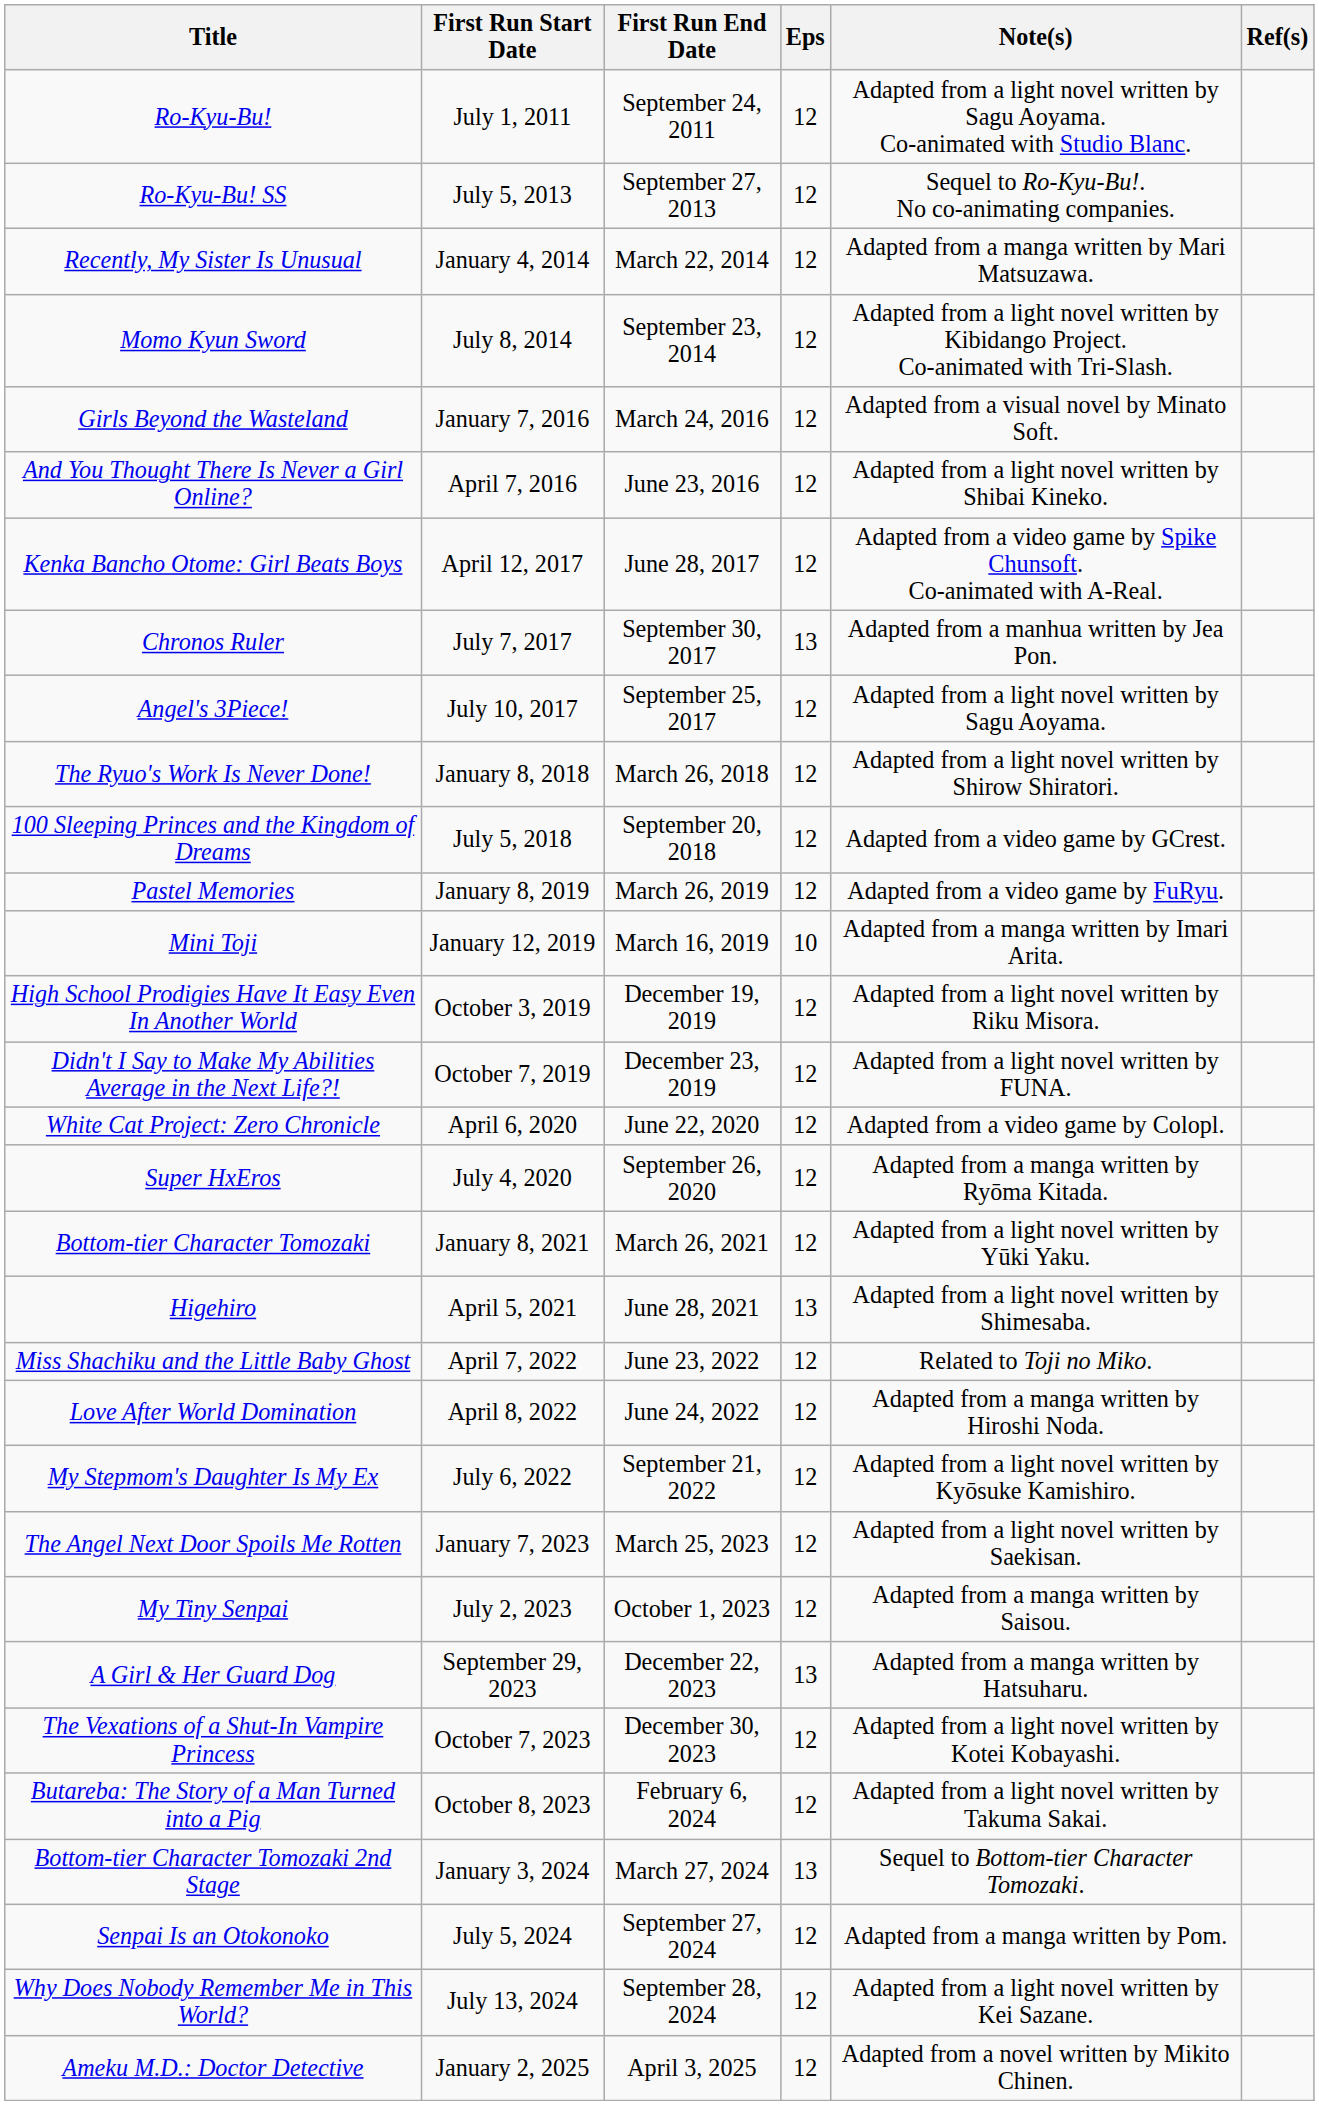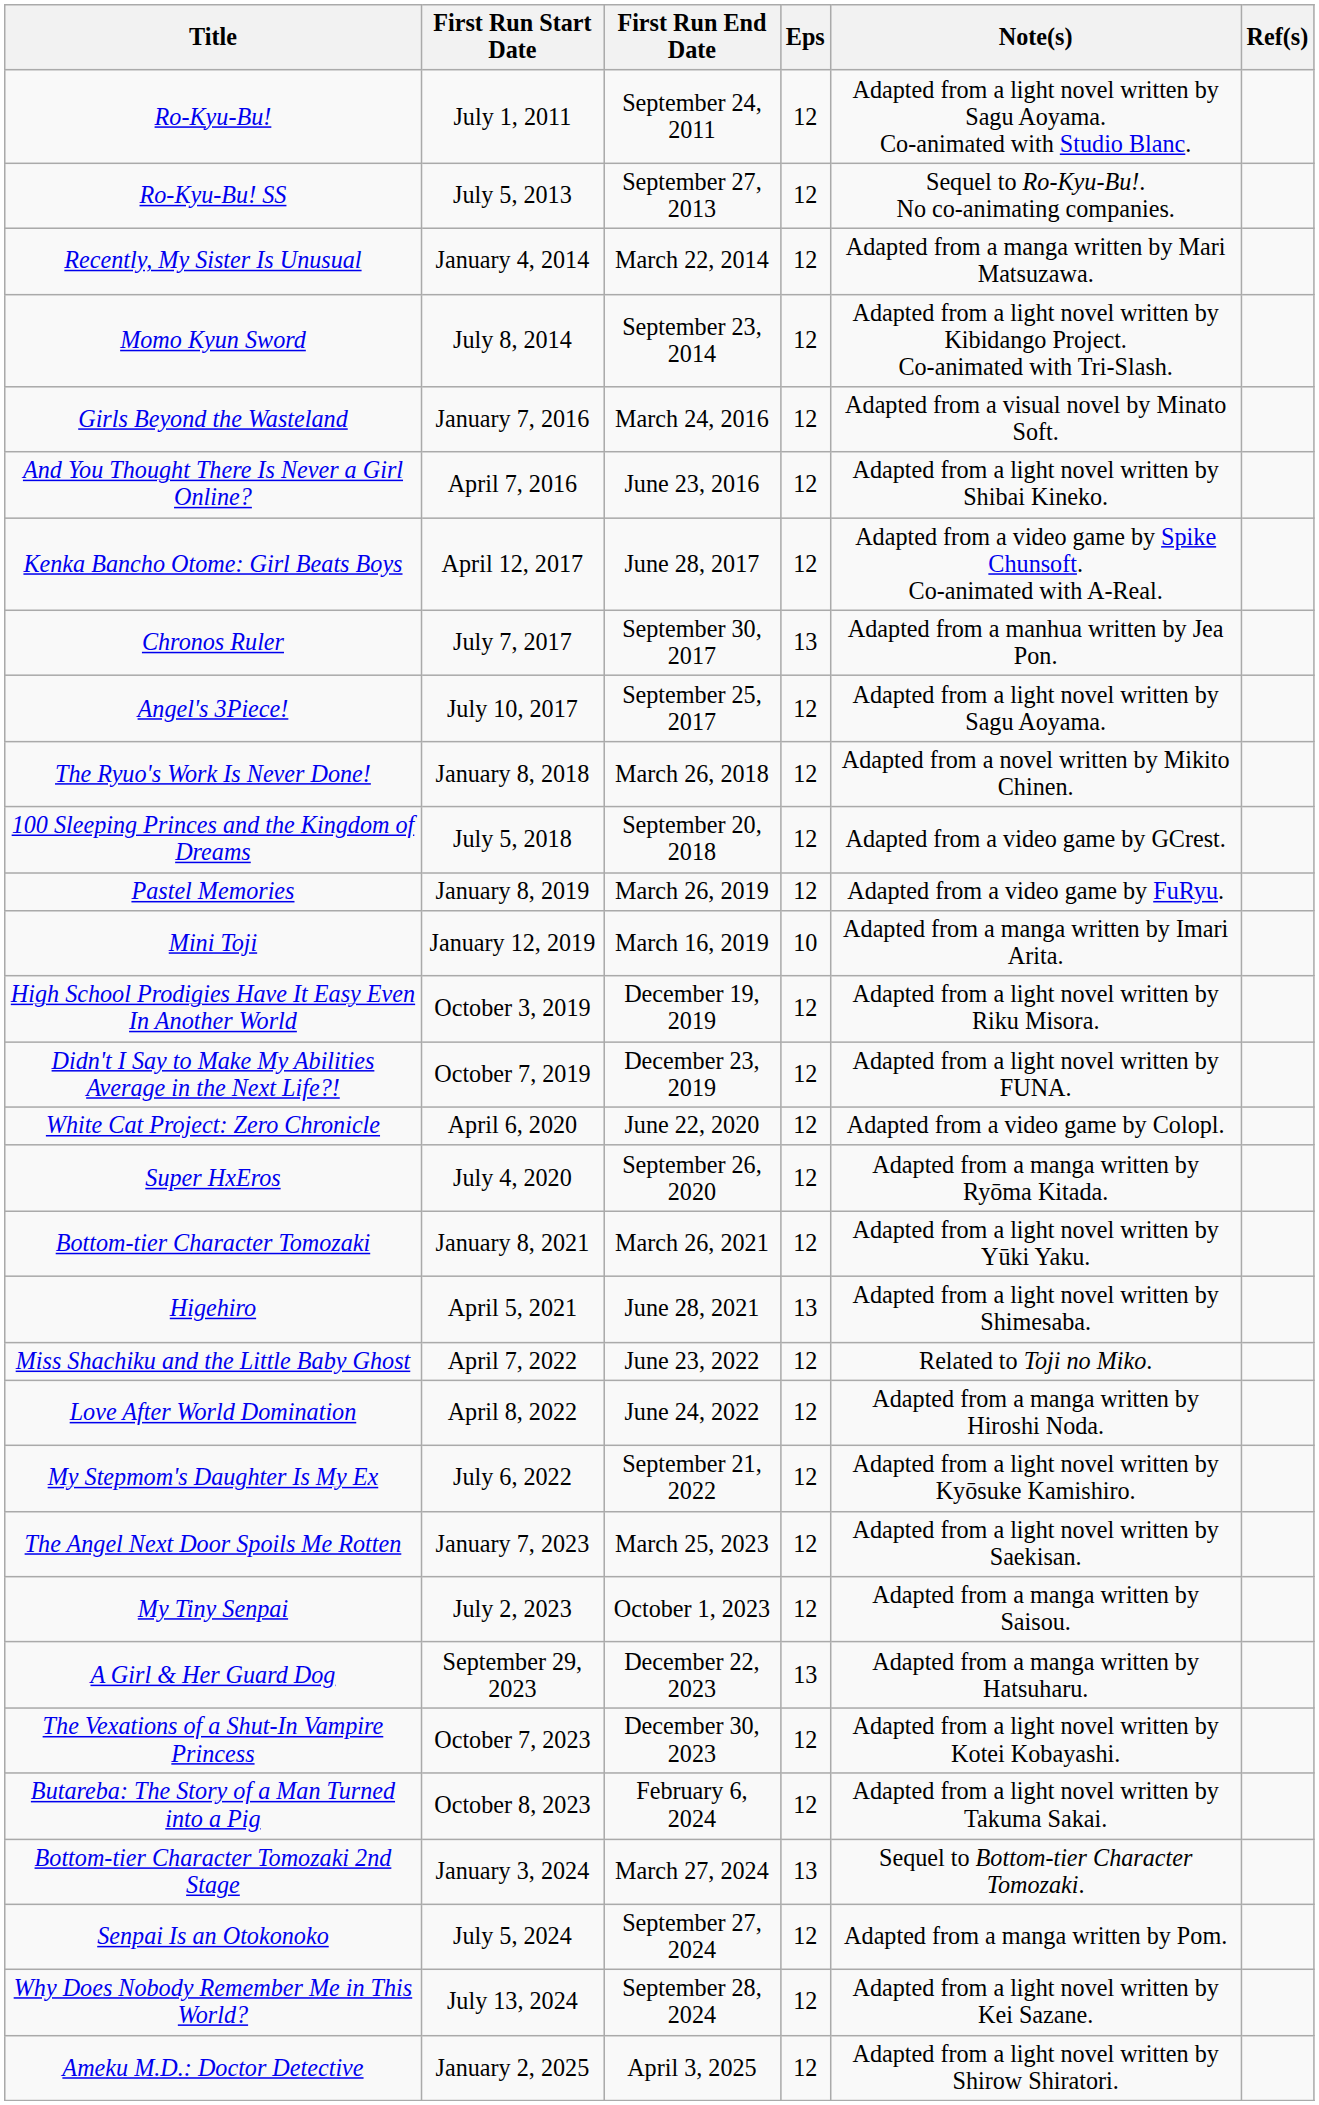(1036, 773) Adapted from a light novel written by Shirow Shiratori. -> (1036, 773) Adapted from a novel written by Mikito Chinen.
(1036, 2067) Adapted from a novel written by Mikito Chinen. -> (1036, 2067) Adapted from a light novel written by Shirow Shiratori.
